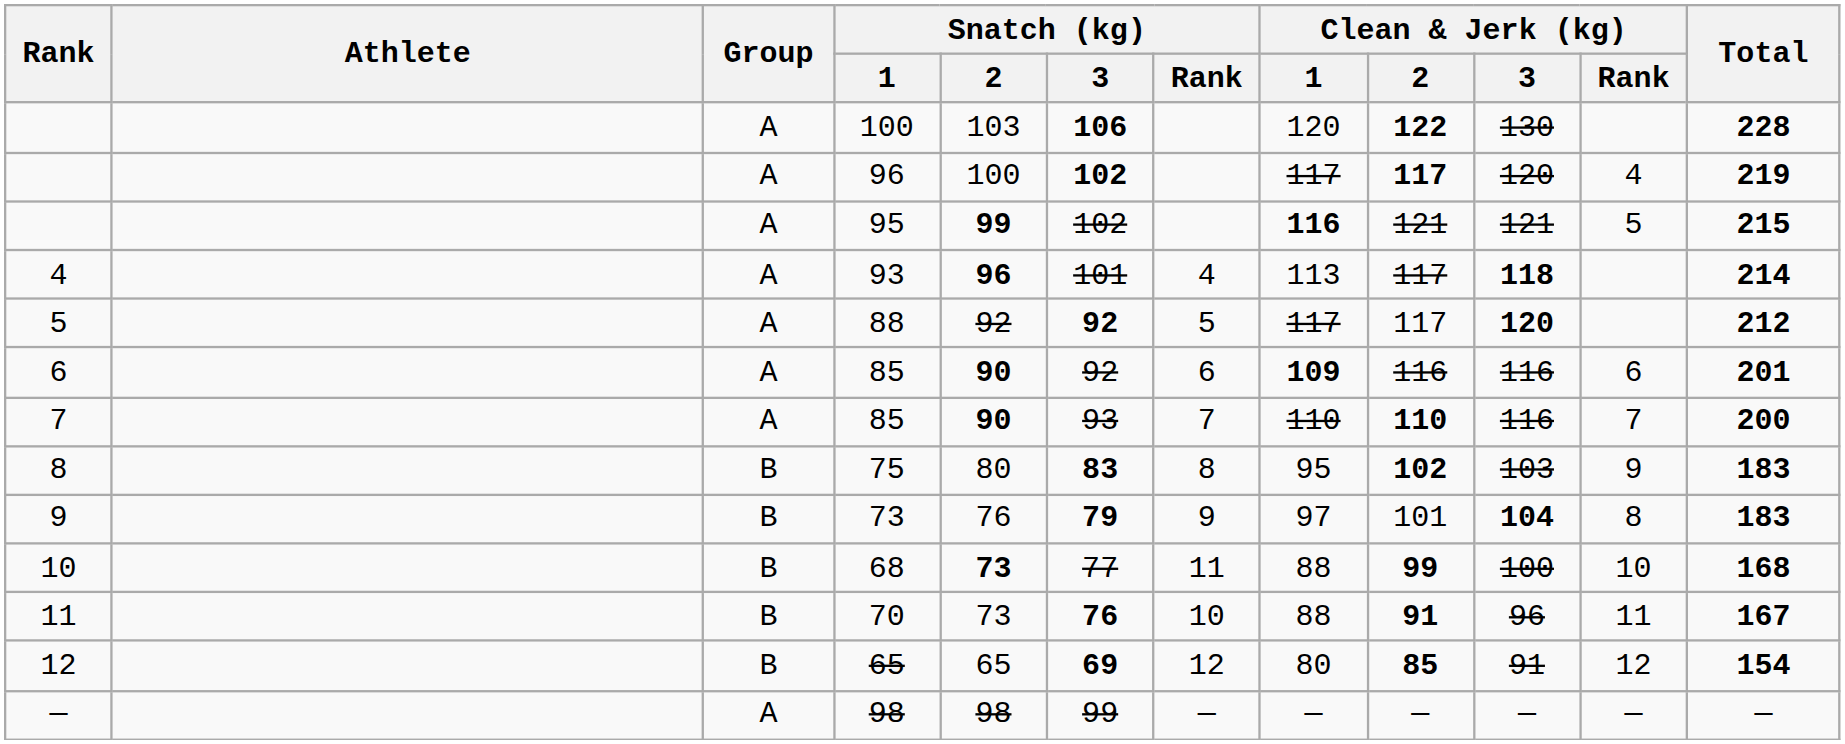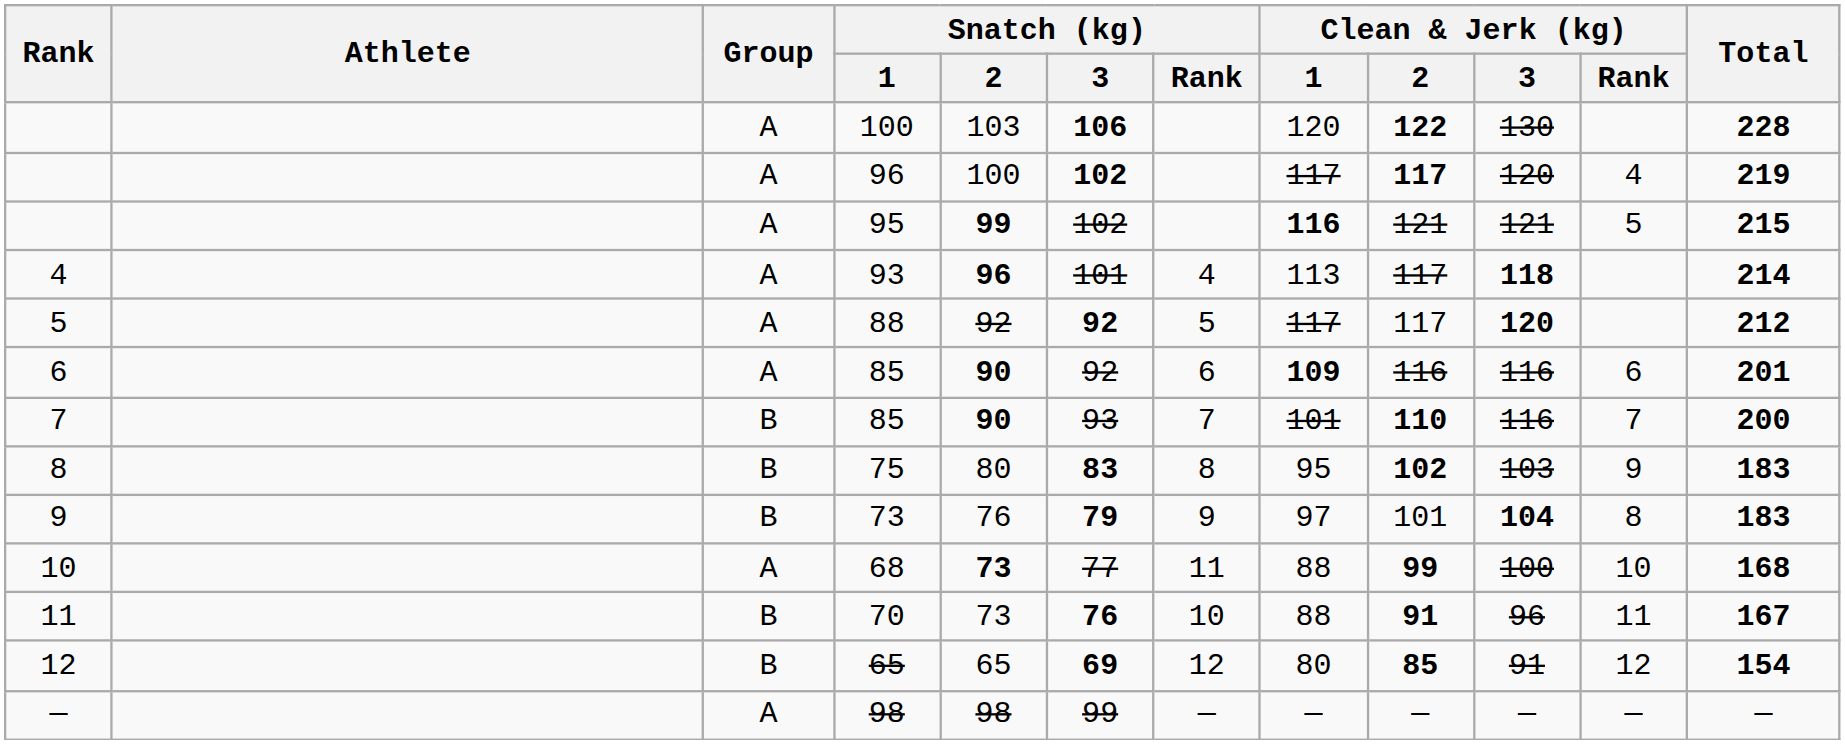(769, 421) A -> (769, 421) B
(1314, 421) 110 -> (1314, 421) 101
(769, 568) B -> (769, 568) A
